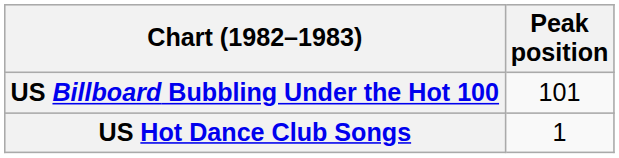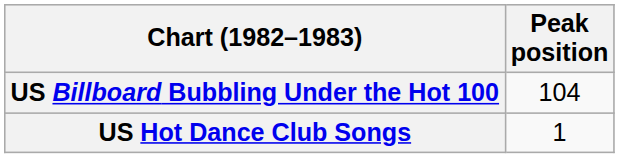(559, 92) 101 -> (559, 92) 104
